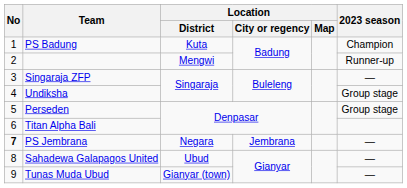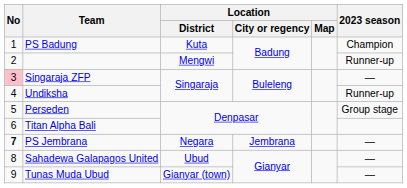(13, 77) no background -> (13, 77) pink background
(370, 93) Group stage -> (370, 93) Runner-up
